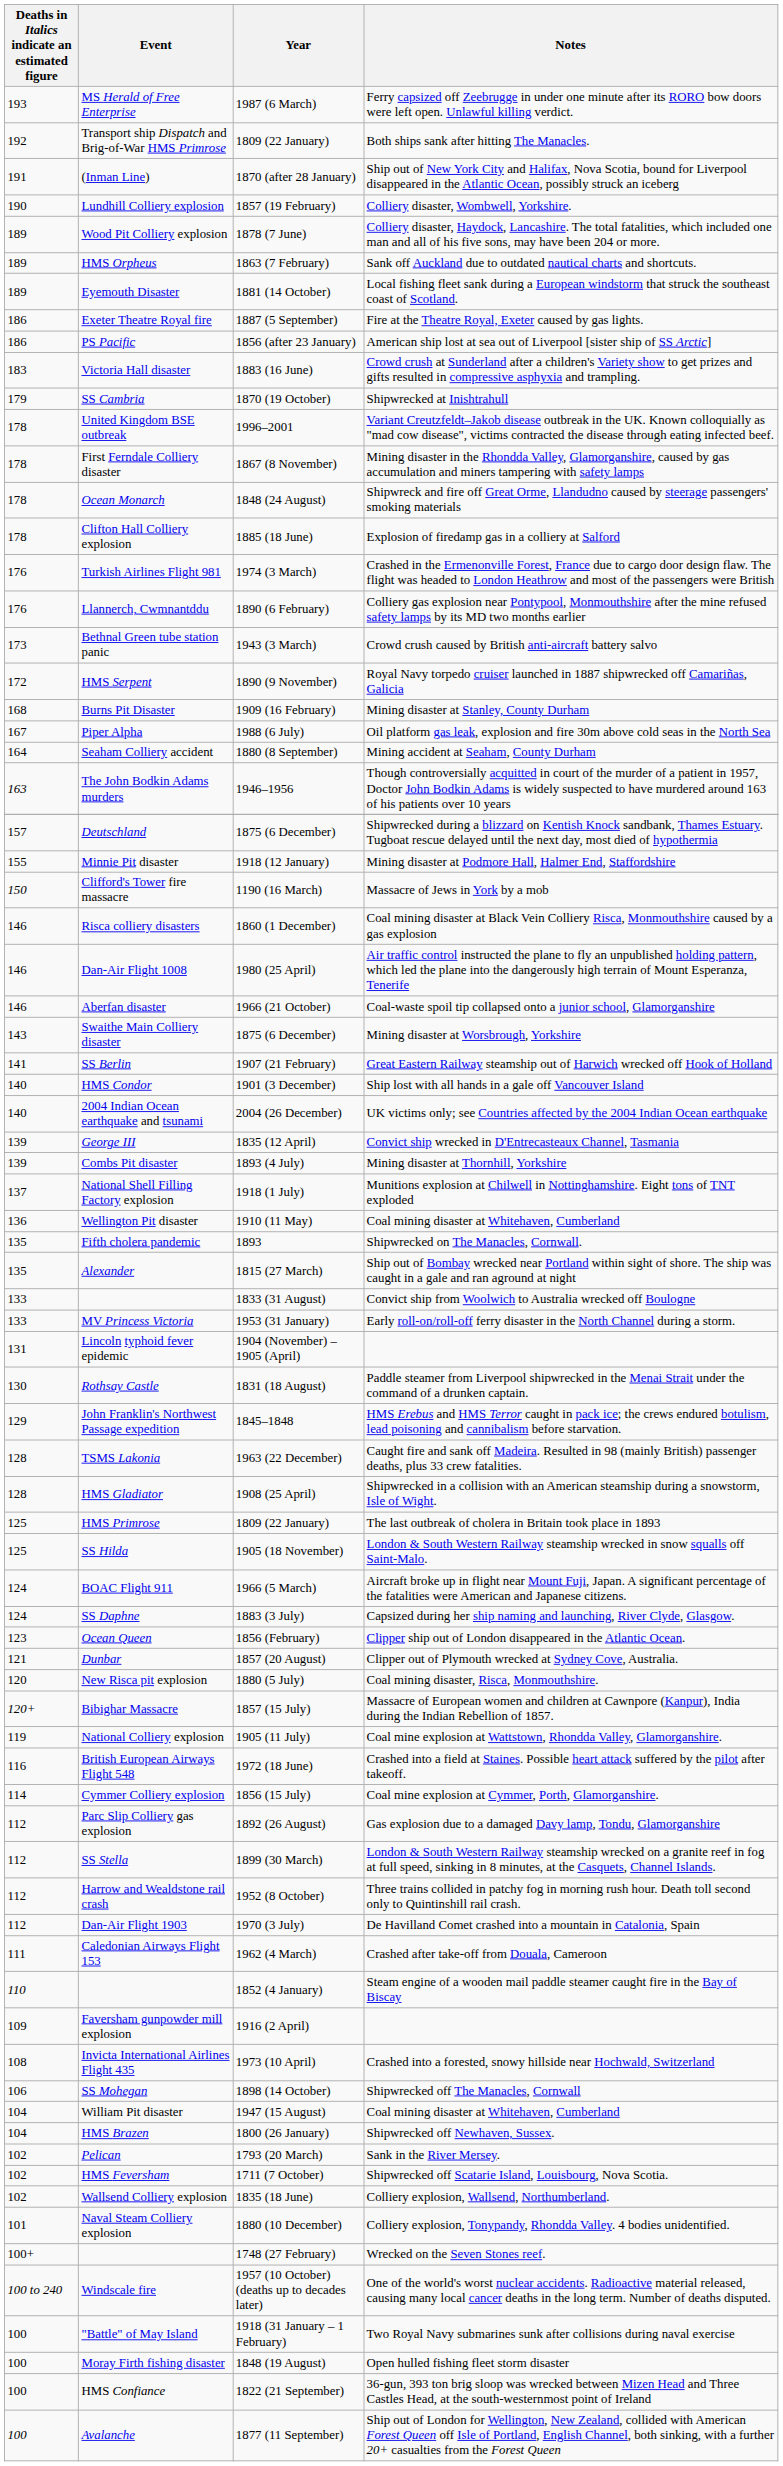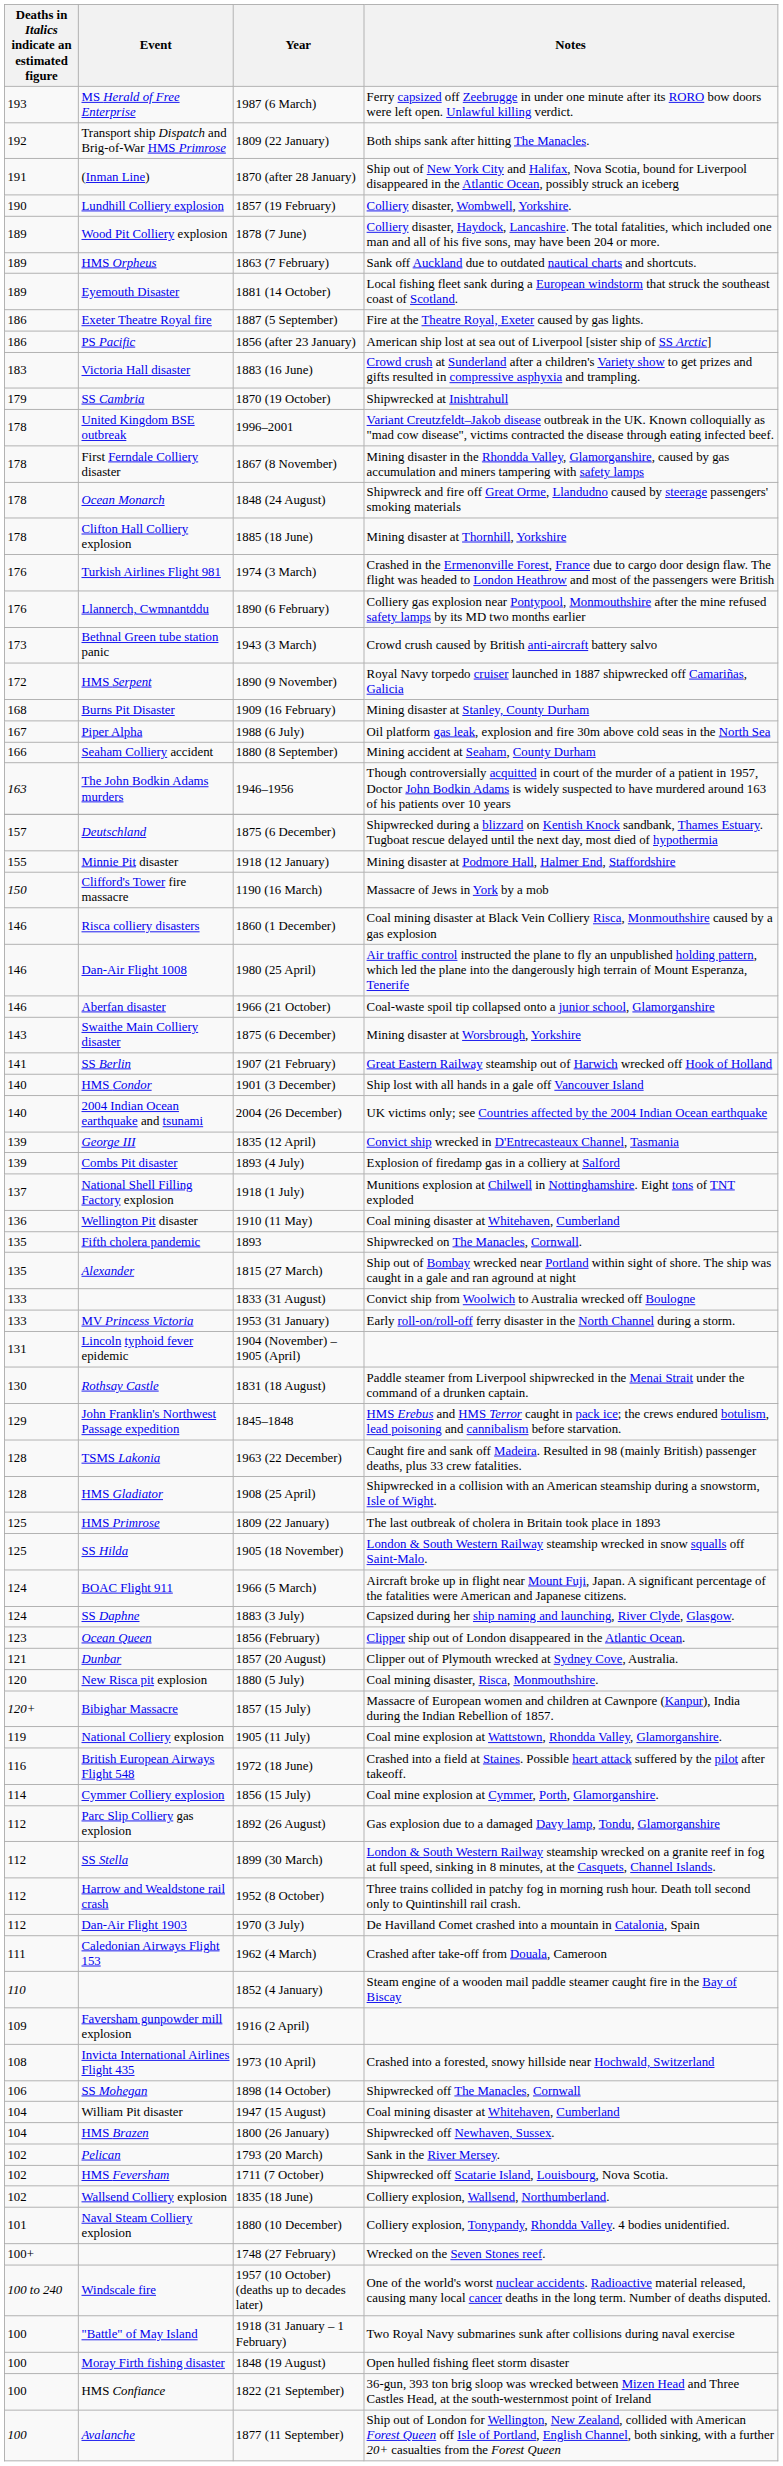(493, 536) Explosion of firedamp gas in a colliery at Salford -> (466, 536) Mining disaster at Thornhill, Yorkshire
(17, 752) 164 -> (17, 752) 166
(466, 1163) Mining disaster at Thornhill, Yorkshire -> (493, 1163) Explosion of firedamp gas in a colliery at Salford
